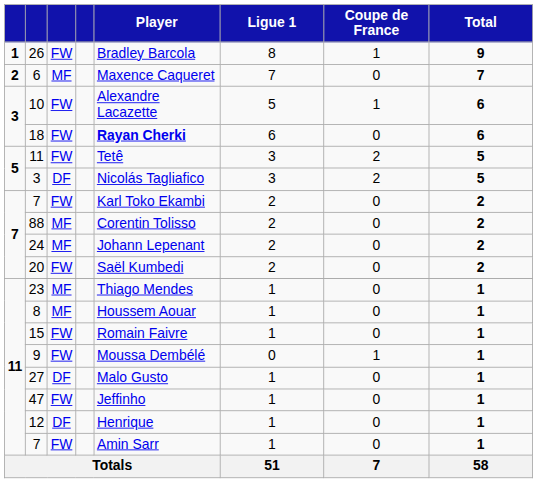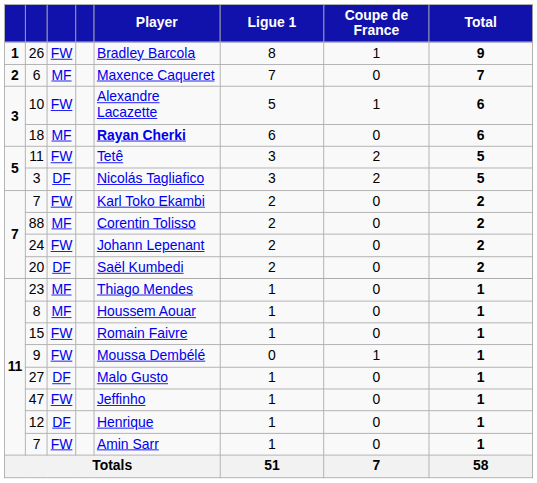(62, 135) FW -> (61, 135) MF
(61, 245) MF -> (62, 245) FW
(62, 267) FW -> (61, 267) DF
